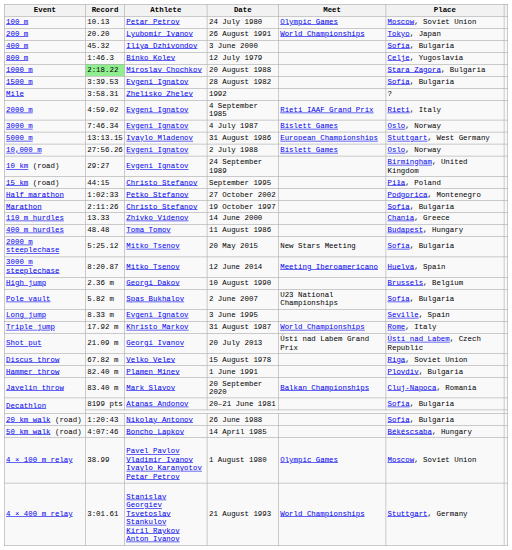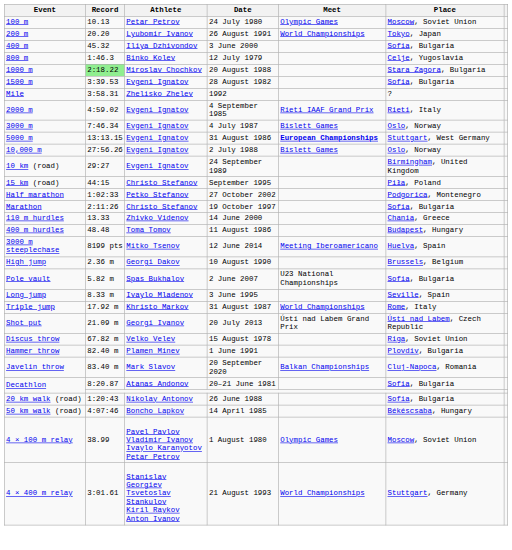(160, 139) Ivaylo Mladenov -> (157, 139) Evgeni Ignatov
(329, 139) normal -> (329, 139) bold
- row: (233, 247)
(103, 267) 8:20.87 -> (105, 247) 8199 pts
(157, 316) Evgeni Ignatov -> (160, 295) Ivaylo Mladenov
(105, 404) 8199 pts -> (103, 384) 8:20.87
